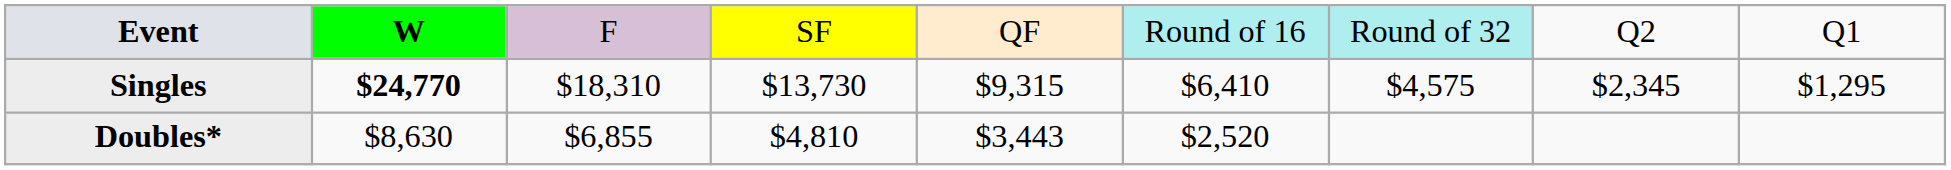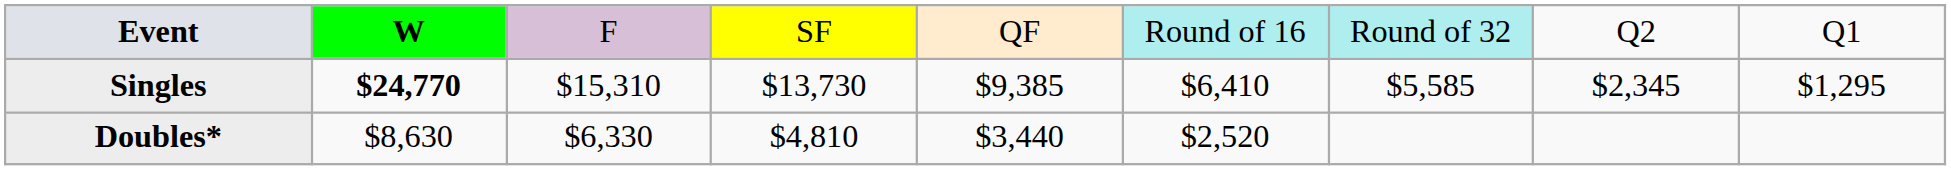(609, 84) $18,310 -> (609, 84) $15,310
(1020, 84) $9,315 -> (1020, 84) $9,385
(1431, 84) $4,575 -> (1431, 84) $5,585
(609, 137) $6,855 -> (609, 137) $6,330
(1020, 137) $3,443 -> (1020, 137) $3,440
